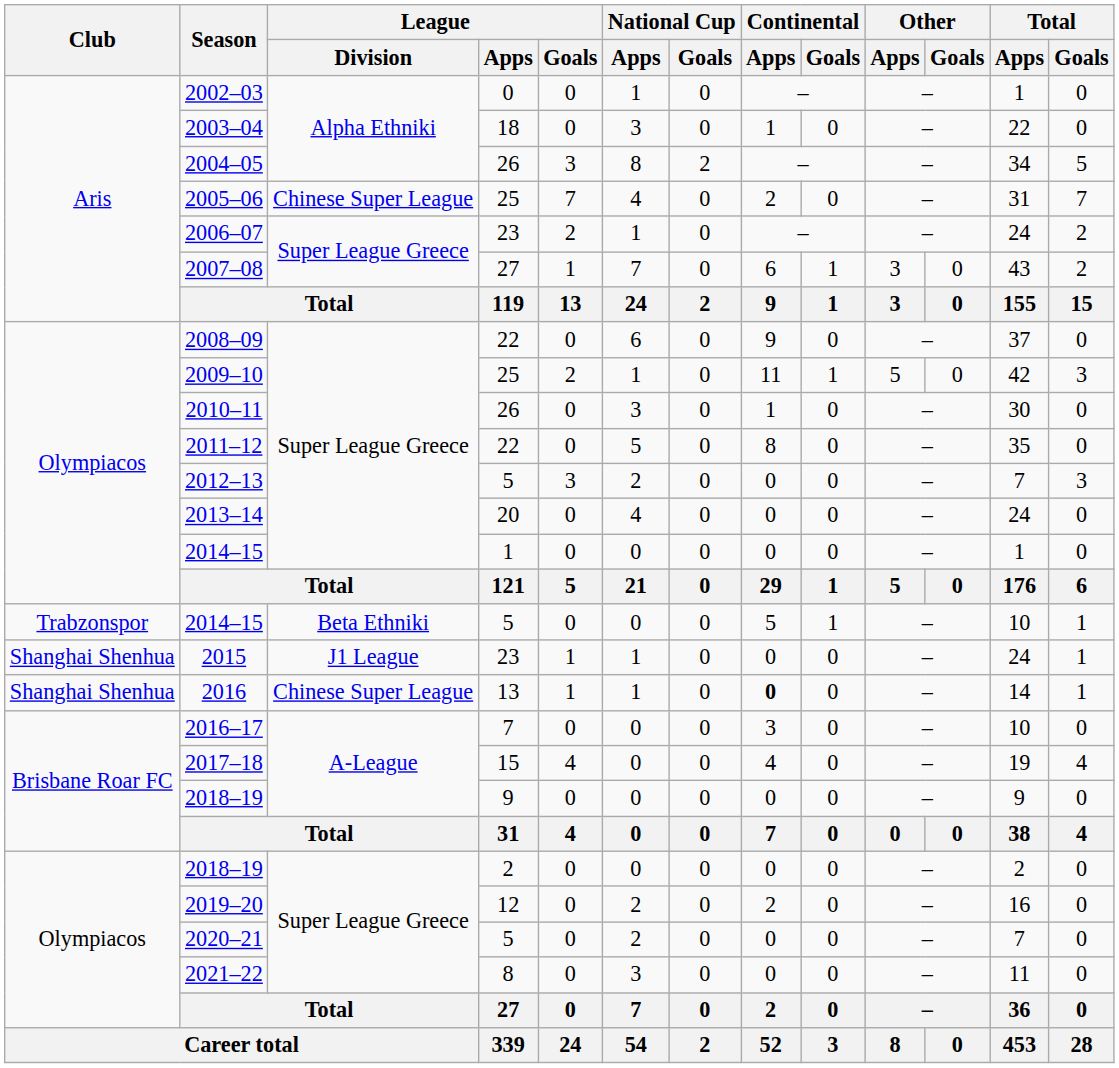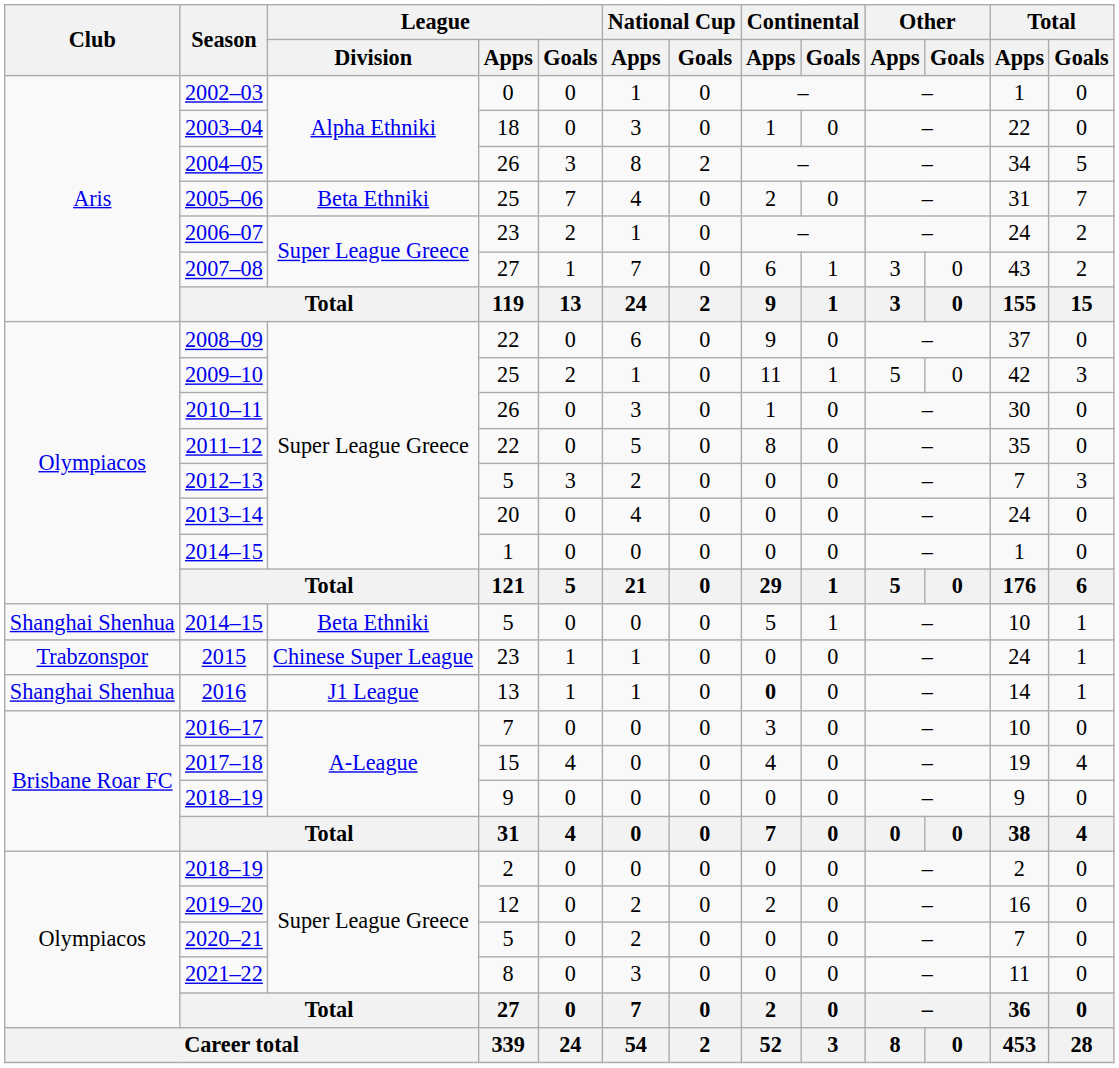(373, 198) Chinese Super League -> (373, 198) Beta Ethniki
(92, 621) Trabzonspor -> (92, 621) Shanghai Shenhua
(92, 657) Shanghai Shenhua -> (92, 657) Trabzonspor
(373, 657) J1 League -> (373, 657) Chinese Super League
(373, 692) Chinese Super League -> (373, 692) J1 League
